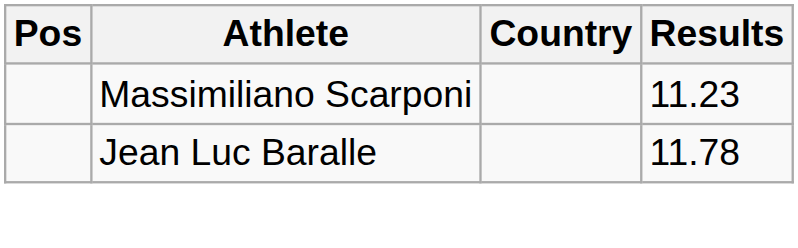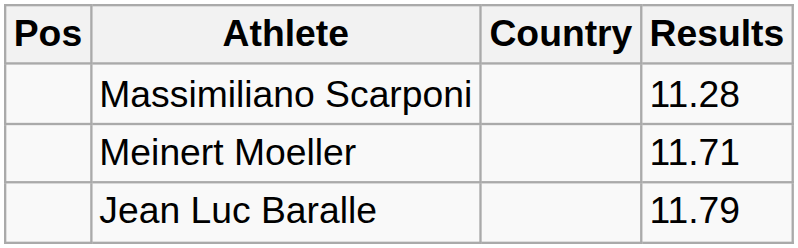(695, 93) 11.23 -> (695, 93) 11.28
+ row: (228, 152)
(695, 152) 11.78 -> (695, 211) 11.79
